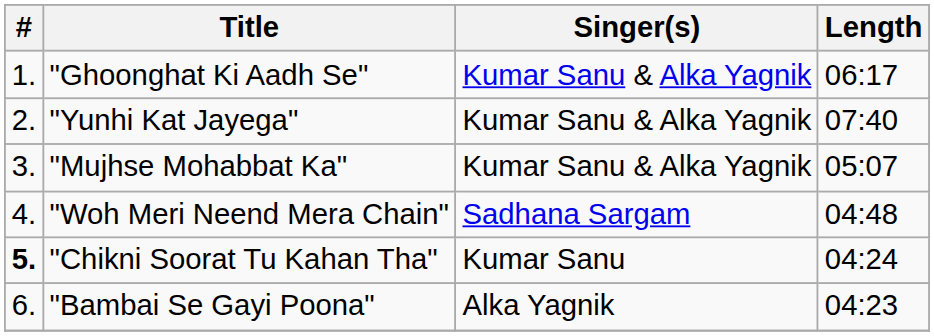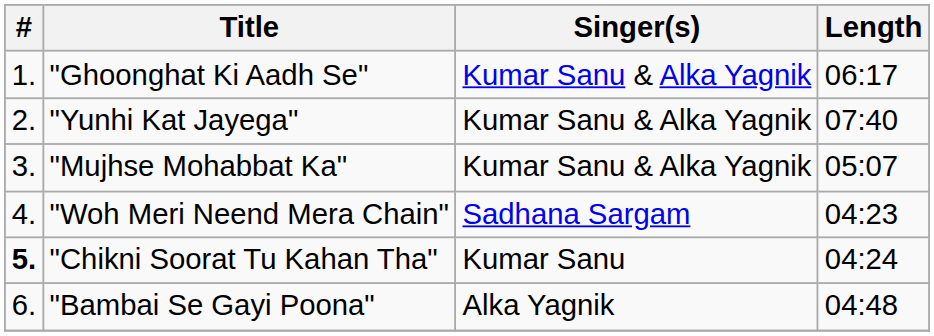(862, 213) 04:48 -> (862, 213) 04:23
(862, 306) 04:23 -> (862, 306) 04:48
